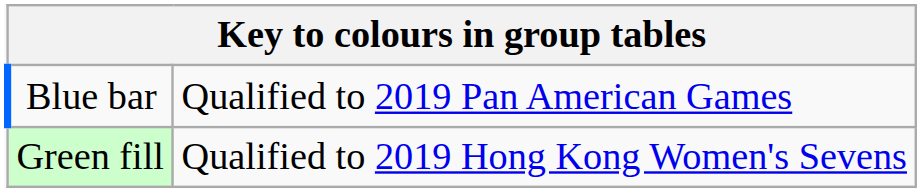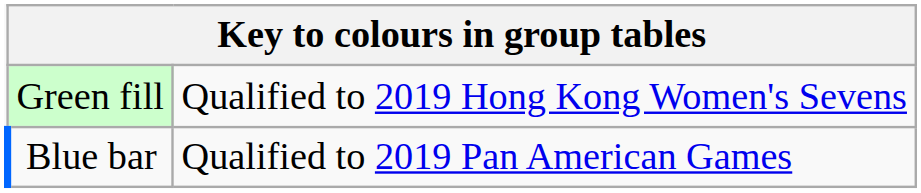rows swapped: (90, 156) <-> (91, 95)
